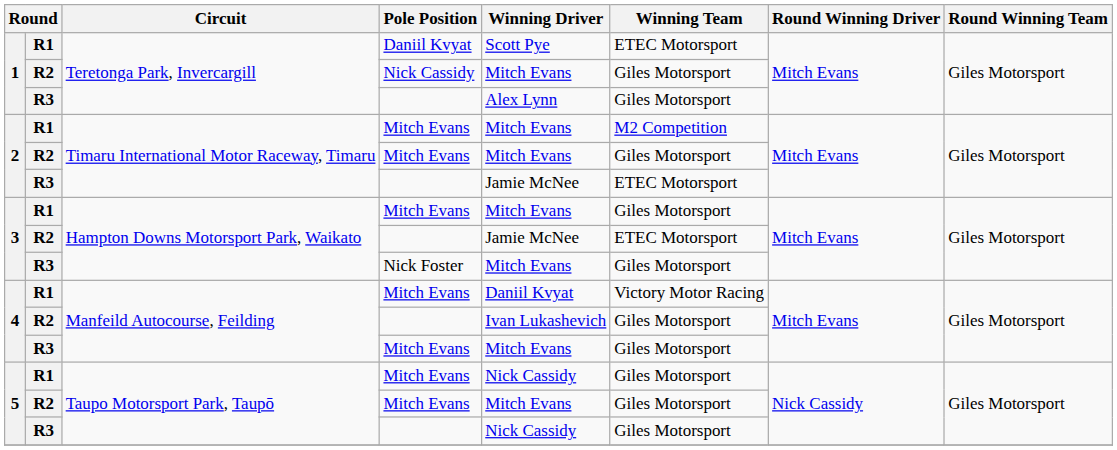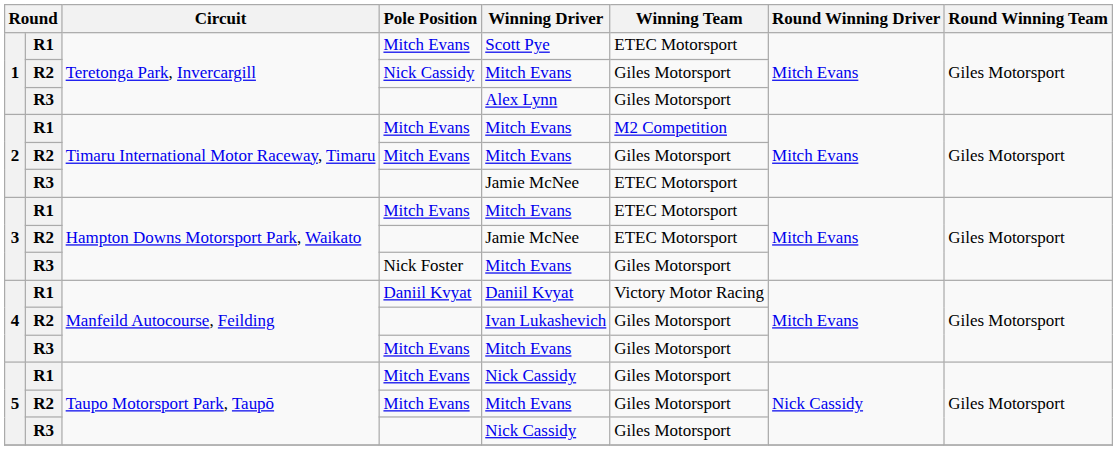(428, 45) Daniil Kvyat -> (427, 45) Mitch Evans
(673, 210) Giles Motorsport -> (676, 210) ETEC Motorsport
(427, 293) Mitch Evans -> (428, 293) Daniil Kvyat
